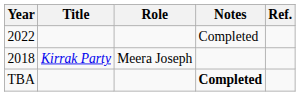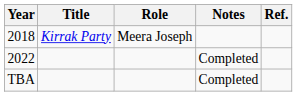rows swapped: (21, 58) <-> (21, 36)
(230, 79) bold -> (228, 79) normal
